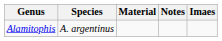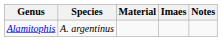columns swapped: (173, 12) <-> (202, 12)
